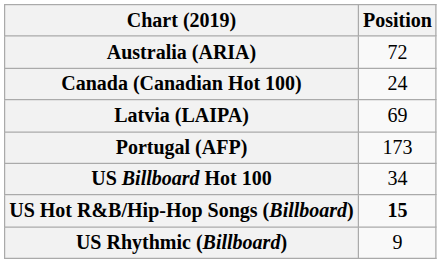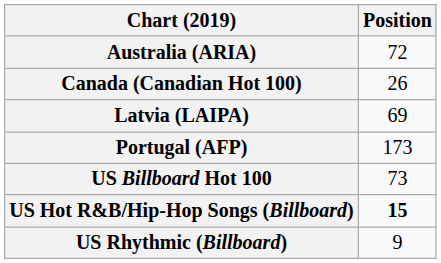(397, 83) 24 -> (397, 83) 26
(397, 178) 34 -> (397, 178) 73
